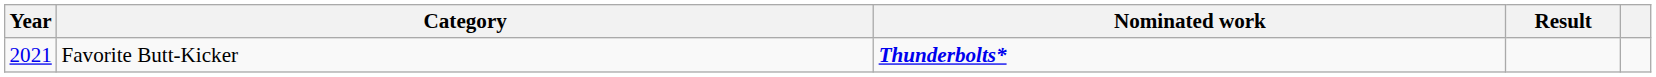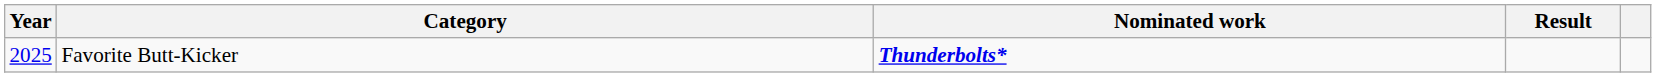(31, 54) 2021 -> (31, 54) 2025
